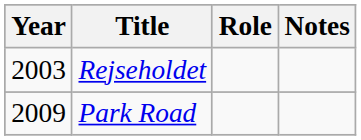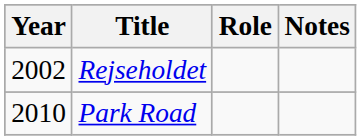(39, 69) 2003 -> (39, 69) 2002
(39, 112) 2009 -> (39, 112) 2010
